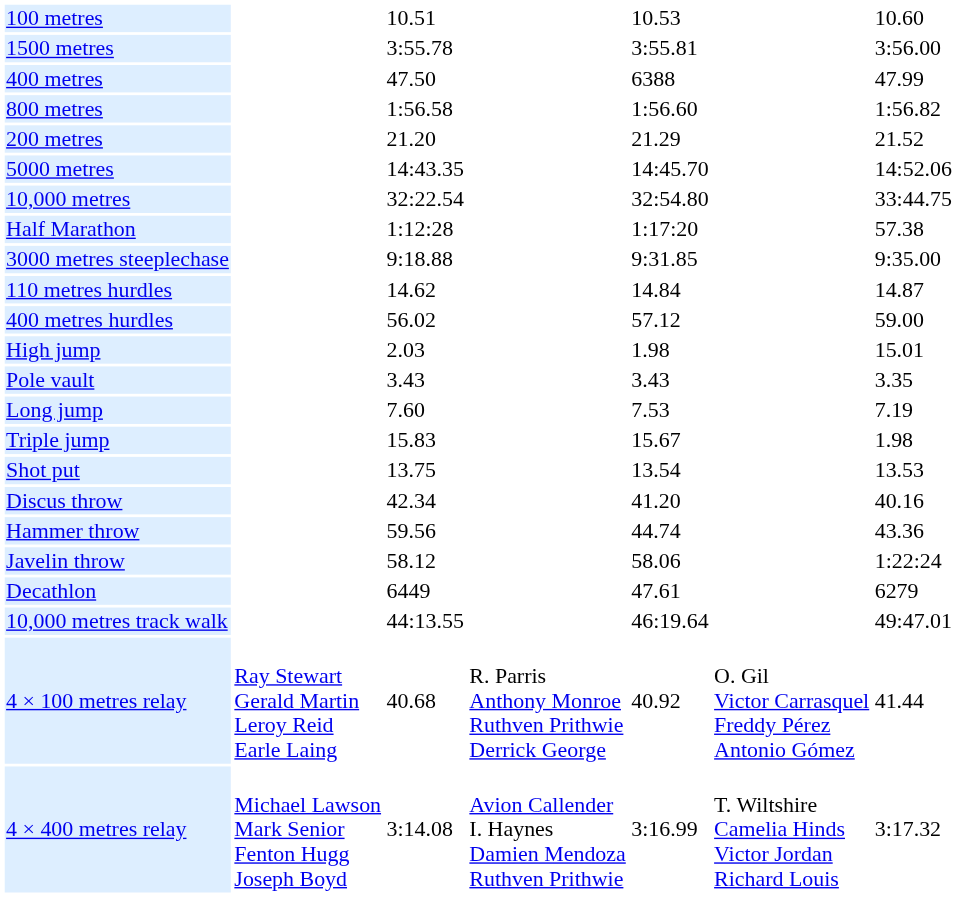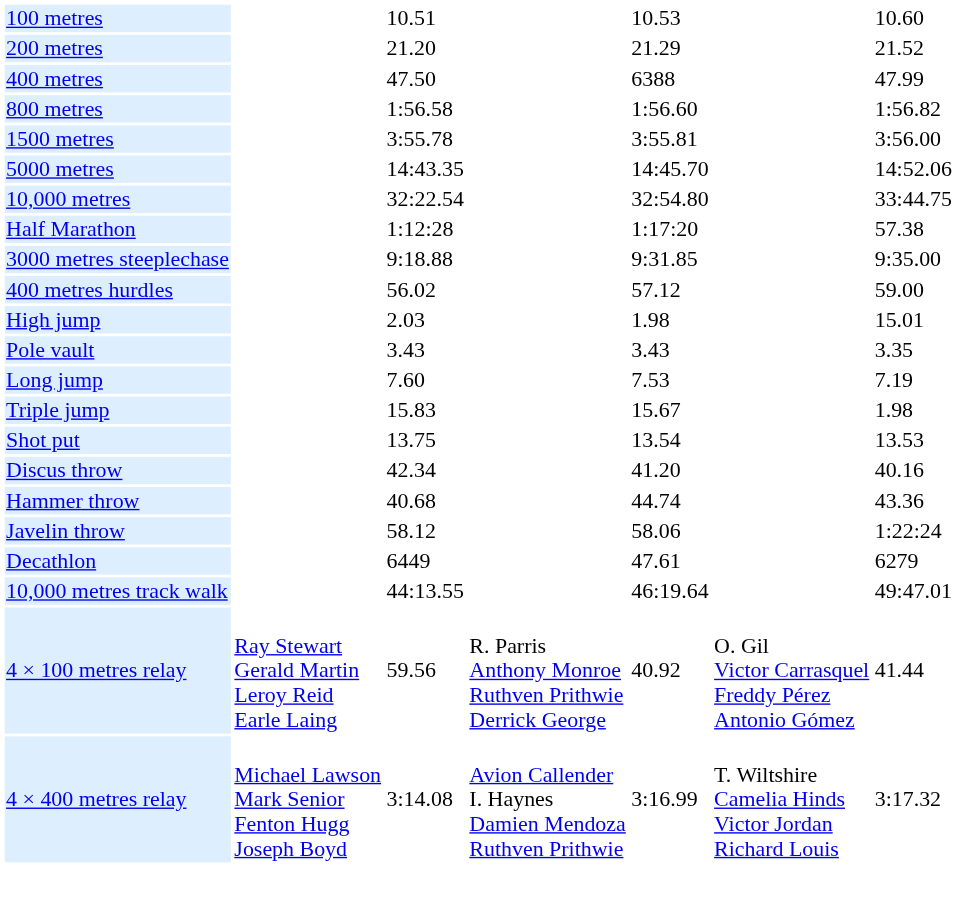rows swapped: (55, 138) <-> (60, 48)
- row: (89, 289)
(411, 530) 59.56 -> (411, 500) 40.68
(411, 700) 40.68 -> (411, 670) 59.56
